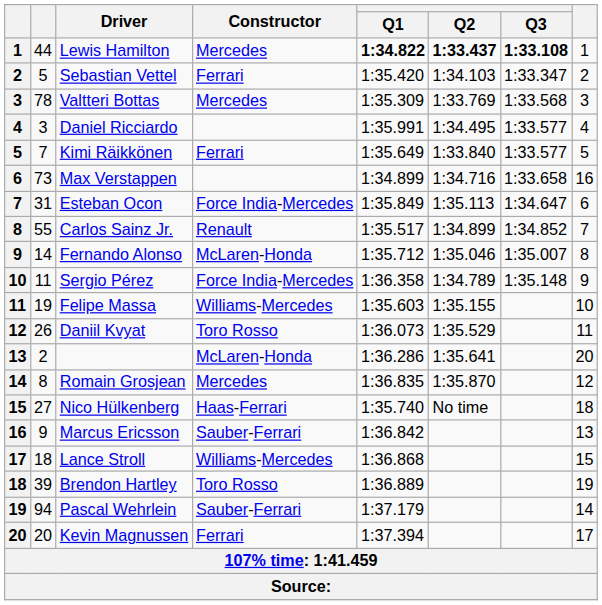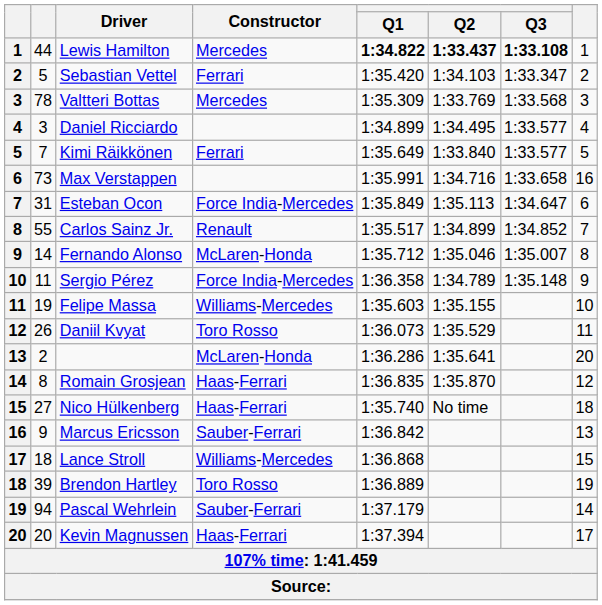(393, 127) 1:35.991 -> (393, 127) 1:34.899
(393, 178) 1:34.899 -> (393, 178) 1:35.991
(232, 382) Mercedes -> (241, 382) Haas-Ferrari
(220, 535) Ferrari -> (241, 535) Haas-Ferrari
